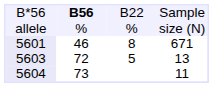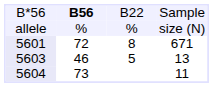(81, 43) 46 -> (81, 43) 72
(81, 58) 72 -> (81, 58) 46
